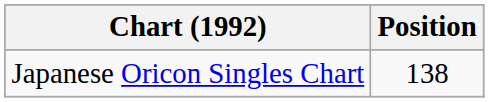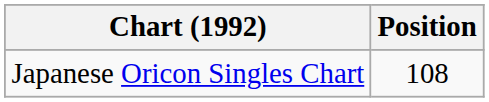(427, 73) 138 -> (427, 73) 108
